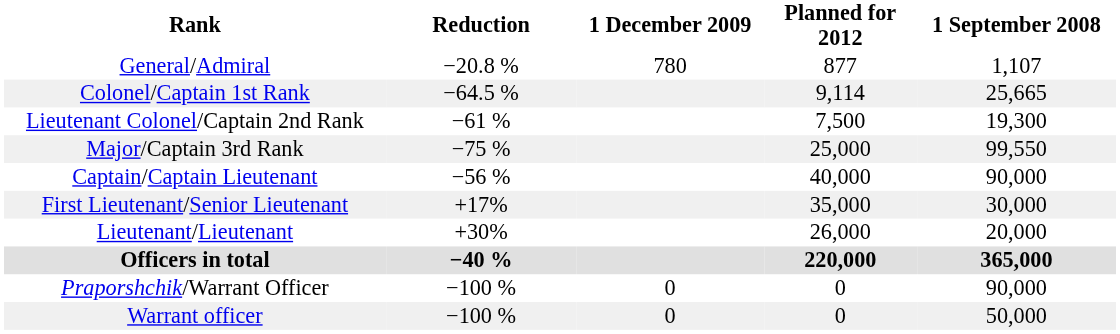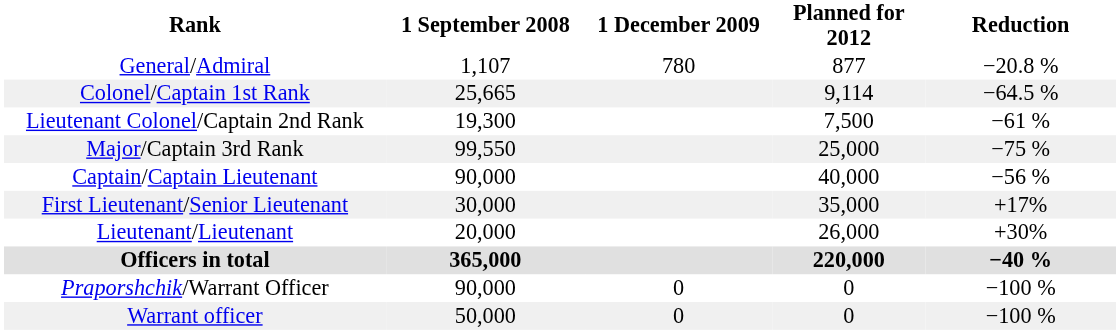columns swapped: (1016, 25) <-> (481, 25)
